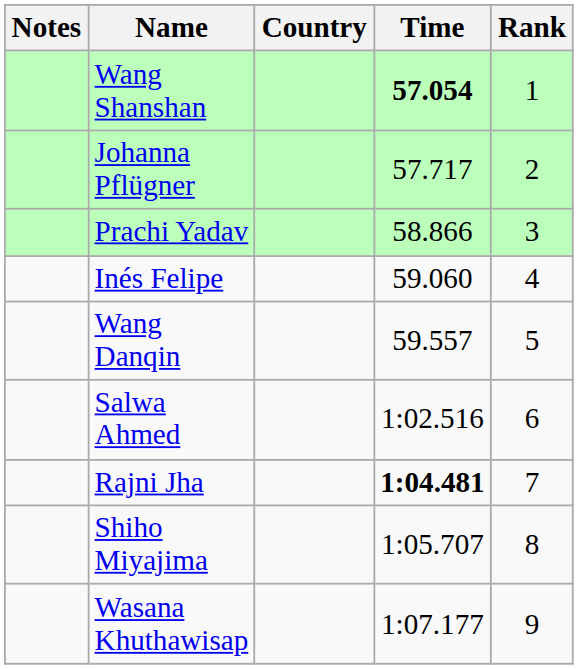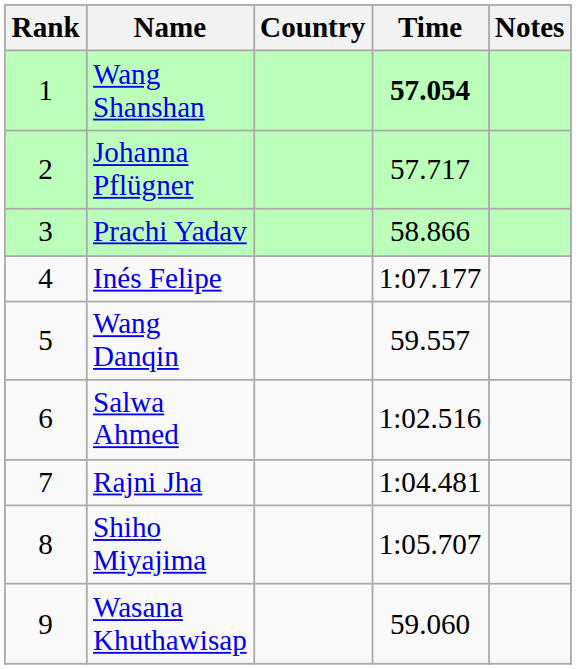columns swapped: (532, 27) <-> (46, 27)
(432, 277) 59.060 -> (430, 277) 1:07.177
(432, 481) bold -> (430, 481) normal
(432, 623) 1:07.177 -> (430, 623) 59.060
